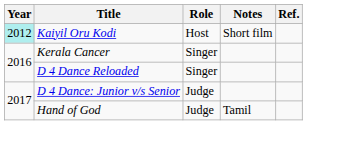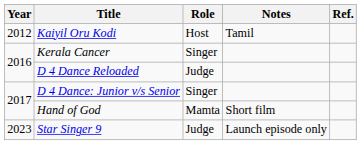(19, 33) paleturquoise background -> (19, 33) no background
(248, 33) Short film -> (240, 33) Tamil
(201, 71) Singer -> (200, 71) Judge
(200, 91) Judge -> (201, 91) Singer
(200, 110) Judge -> (203, 110) Mamta
(237, 110) Tamil -> (250, 110) Short film
+ row: (69, 129)
